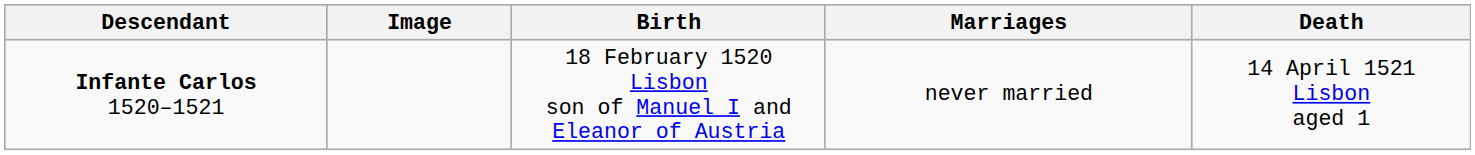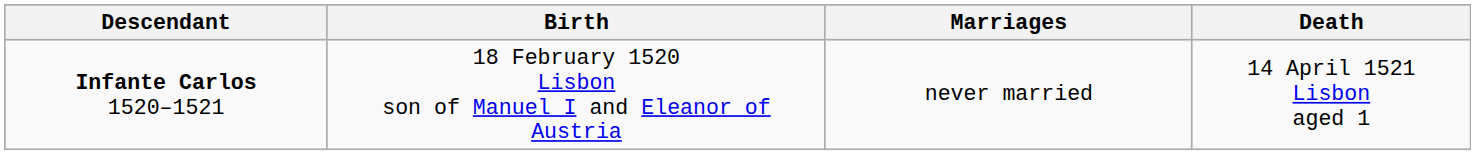- column: (420, 22)
